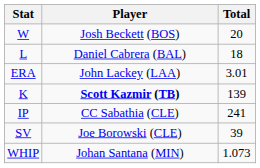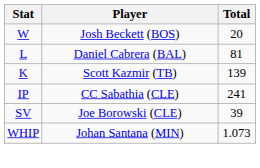(237, 53) 18 -> (237, 53) 81
- row: (23, 73)
(130, 93) bold -> (130, 73) normal
